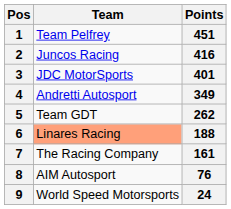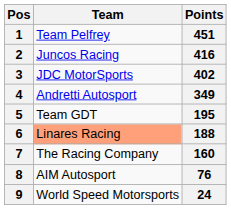(204, 75) 401 -> (204, 75) 402
(204, 114) 262 -> (204, 114) 195
(204, 154) 161 -> (204, 154) 160
